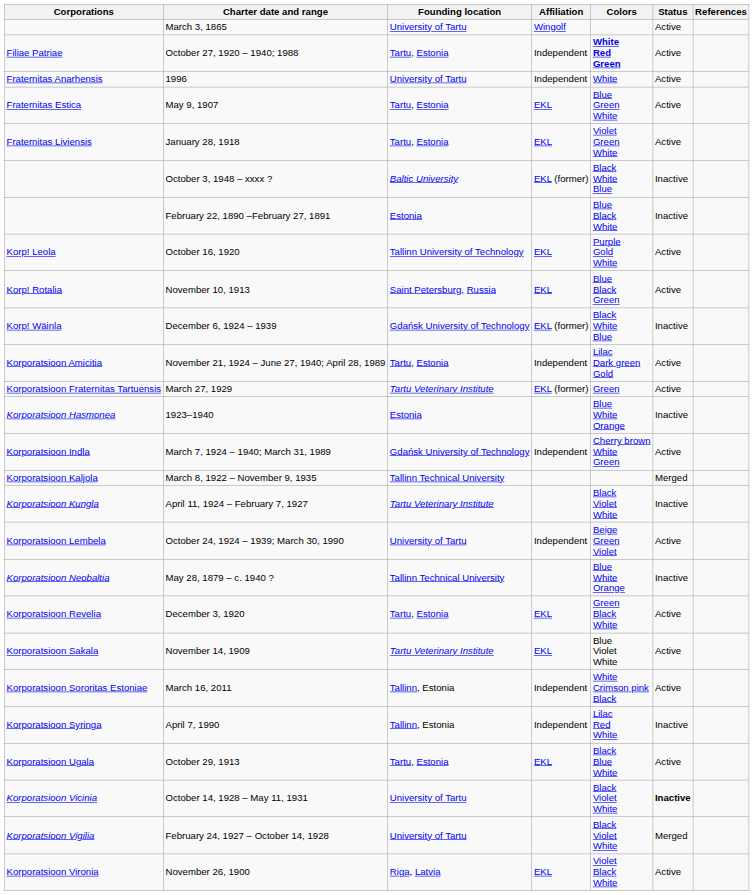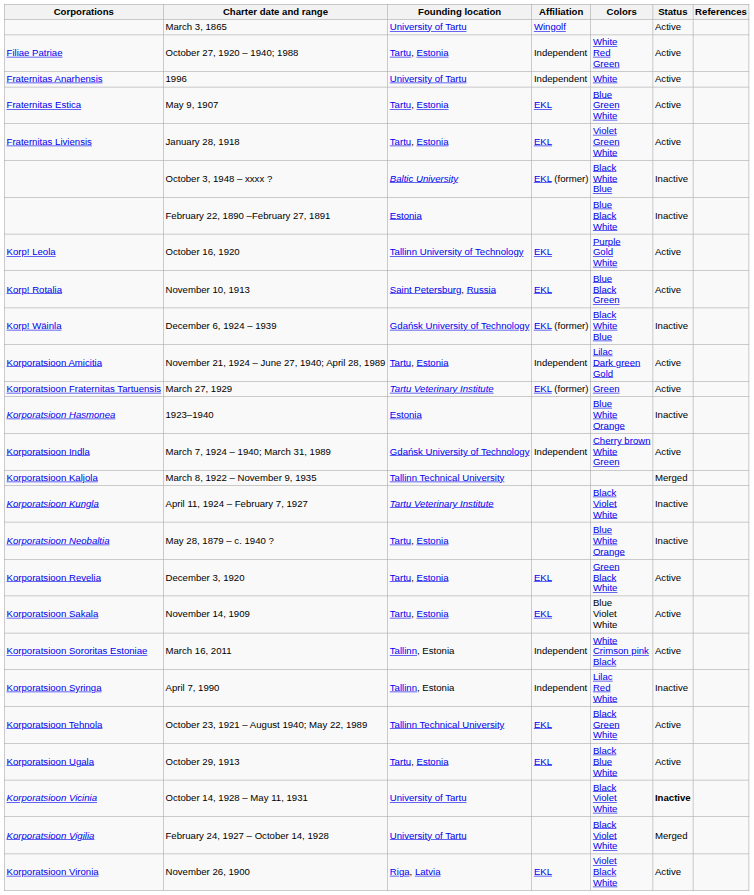(607, 53) bold -> (606, 53) normal
- row: (255, 540)
(447, 577) Tallinn Technical University -> (419, 540) Tartu, Estonia
(442, 651) Tartu Veterinary Institute -> (419, 614) Tartu, Estonia
+ row: (266, 725)
